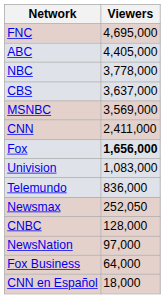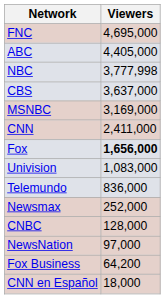(130, 71) 3,778,000 -> (130, 71) 3,777,998
(130, 110) 3,569,000 -> (130, 110) 3,169,000
(125, 206) 252,050 -> (125, 206) 252,000
(122, 264) 64,000 -> (122, 264) 64,200
